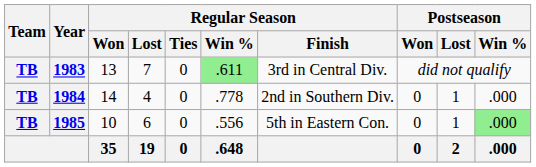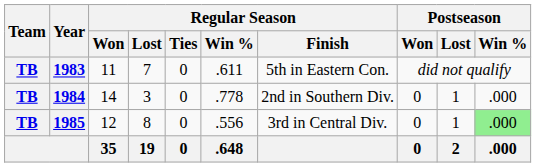(108, 70) 13 -> (108, 70) 11
(229, 70) lightgreen background -> (229, 70) no background
(328, 70) 3rd in Central Div. -> (328, 70) 5th in Eastern Con.
(147, 96) 4 -> (147, 96) 3
(108, 123) 10 -> (108, 123) 12
(147, 123) 6 -> (147, 123) 8
(328, 123) 5th in Eastern Con. -> (328, 123) 3rd in Central Div.
